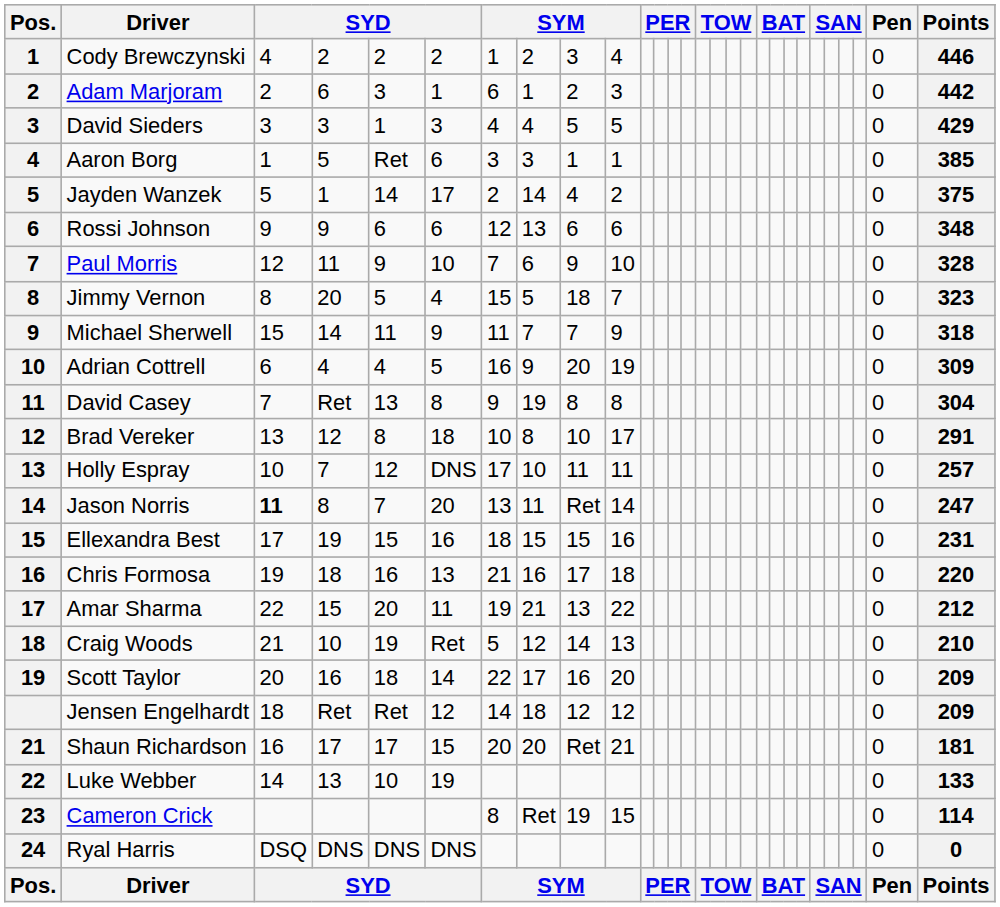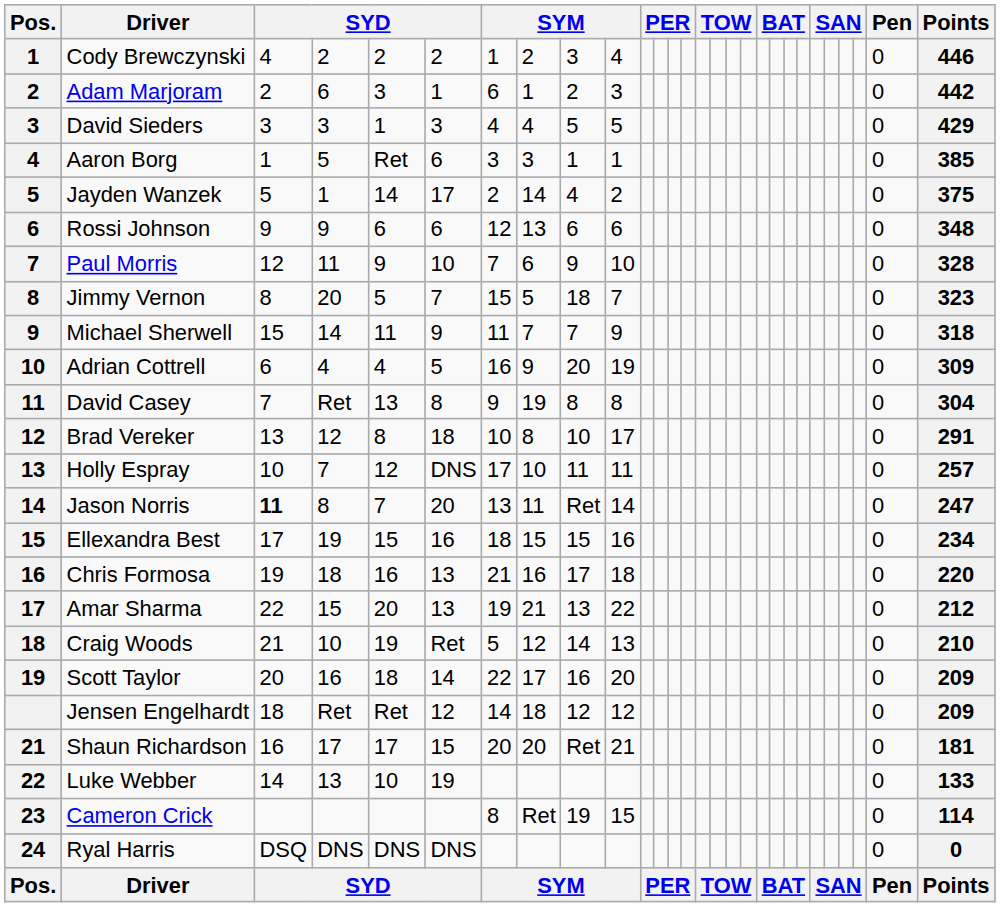(437, 298) 4 -> (437, 298) 7
(956, 539) 231 -> (956, 539) 234
(442, 608) 11 -> (443, 608) 13
